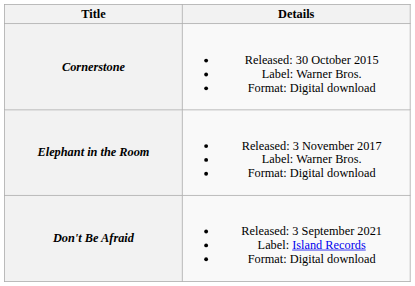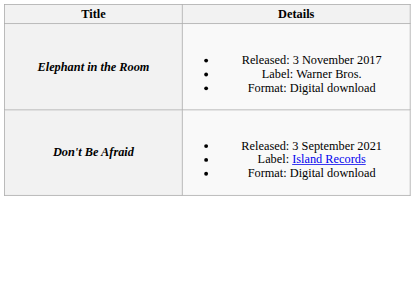- row: (93, 66)
